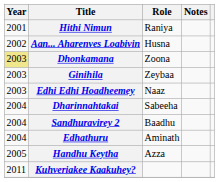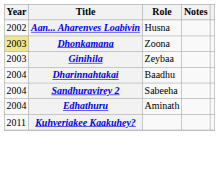- row: (86, 28)
- row: (86, 91)
(161, 106) Sabeeha -> (160, 75) Baadhu
(160, 122) Baadhu -> (161, 91) Sabeeha
- row: (86, 153)
